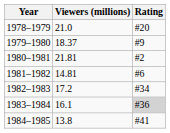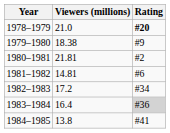(142, 27) normal -> (142, 27) bold
(66, 43) 18.37 -> (66, 43) 18.38
(64, 105) 16.1 -> (64, 105) 16.4
